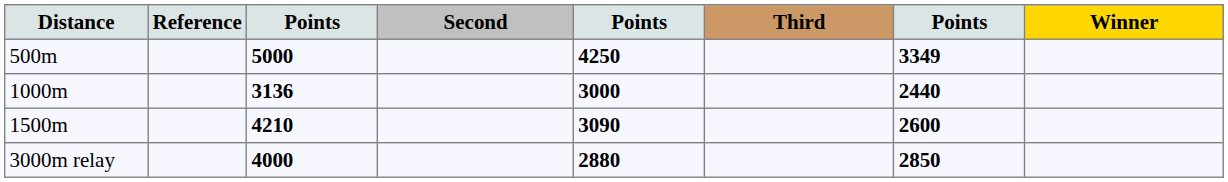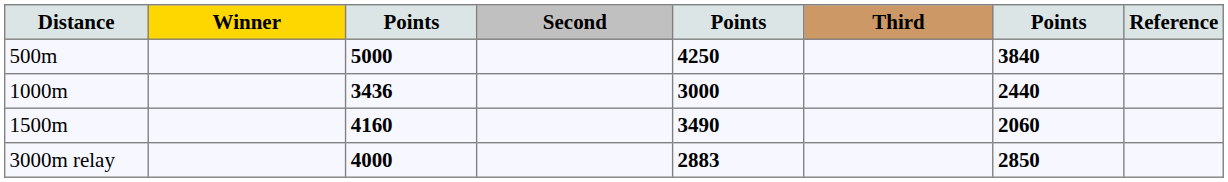columns swapped: (1124, 21) <-> (197, 21)
(920, 56) 3349 -> (1019, 56) 3840
(272, 90) 3136 -> (372, 90) 3436
(272, 125) 4210 -> (372, 125) 4160
(599, 125) 3090 -> (699, 125) 3490
(920, 125) 2600 -> (1019, 125) 2060
(599, 159) 2880 -> (699, 159) 2883
